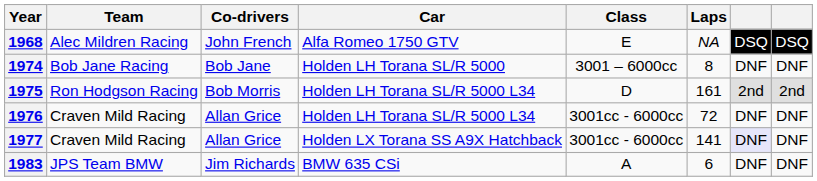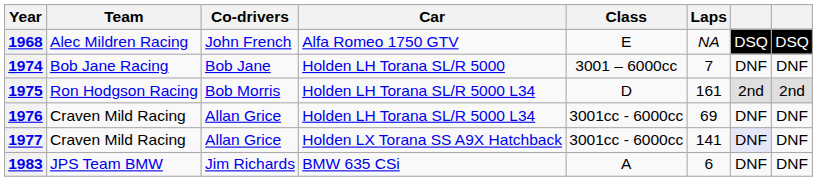(709, 66) 8 -> (709, 66) 7
(709, 115) 72 -> (709, 115) 69
